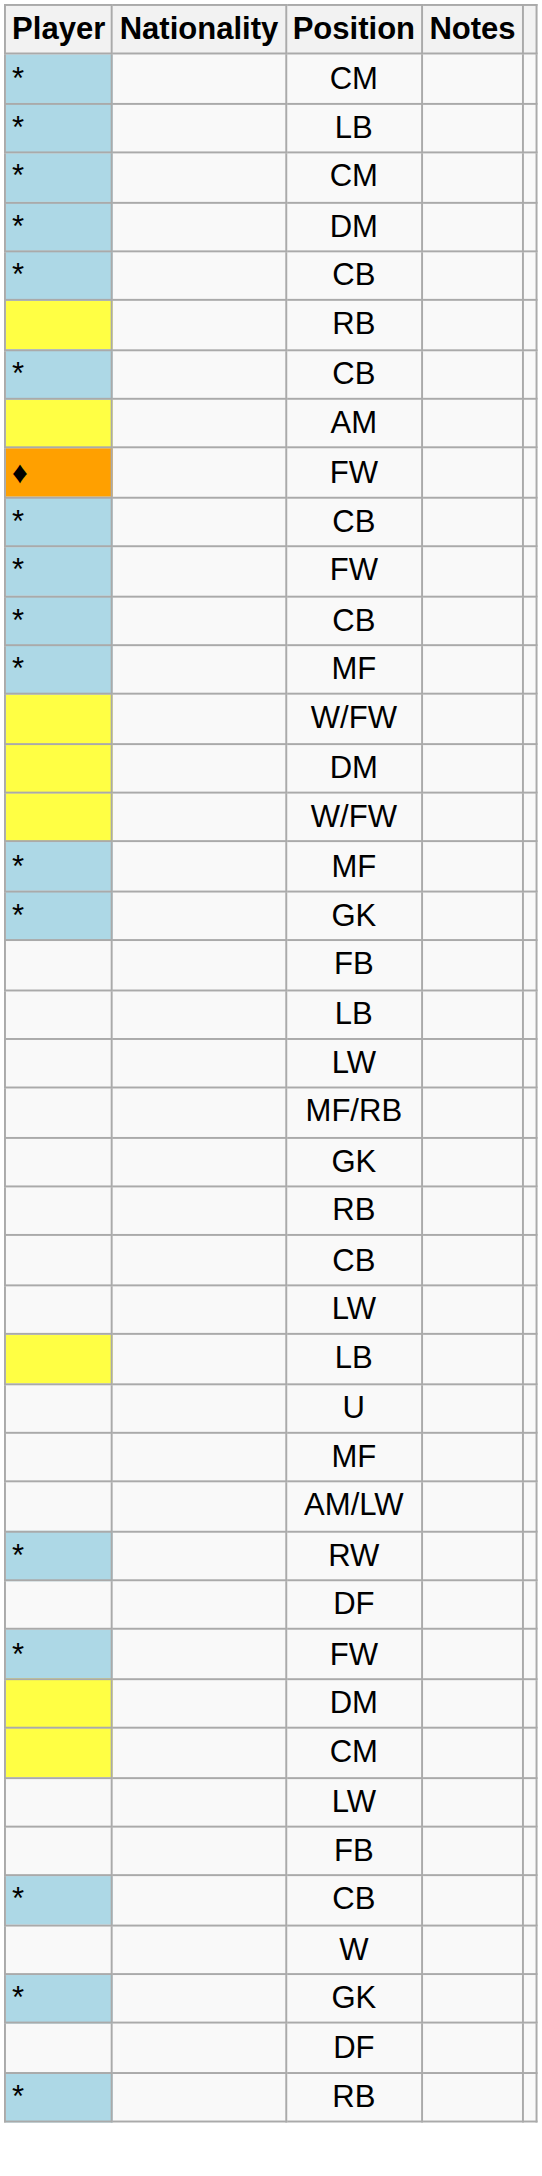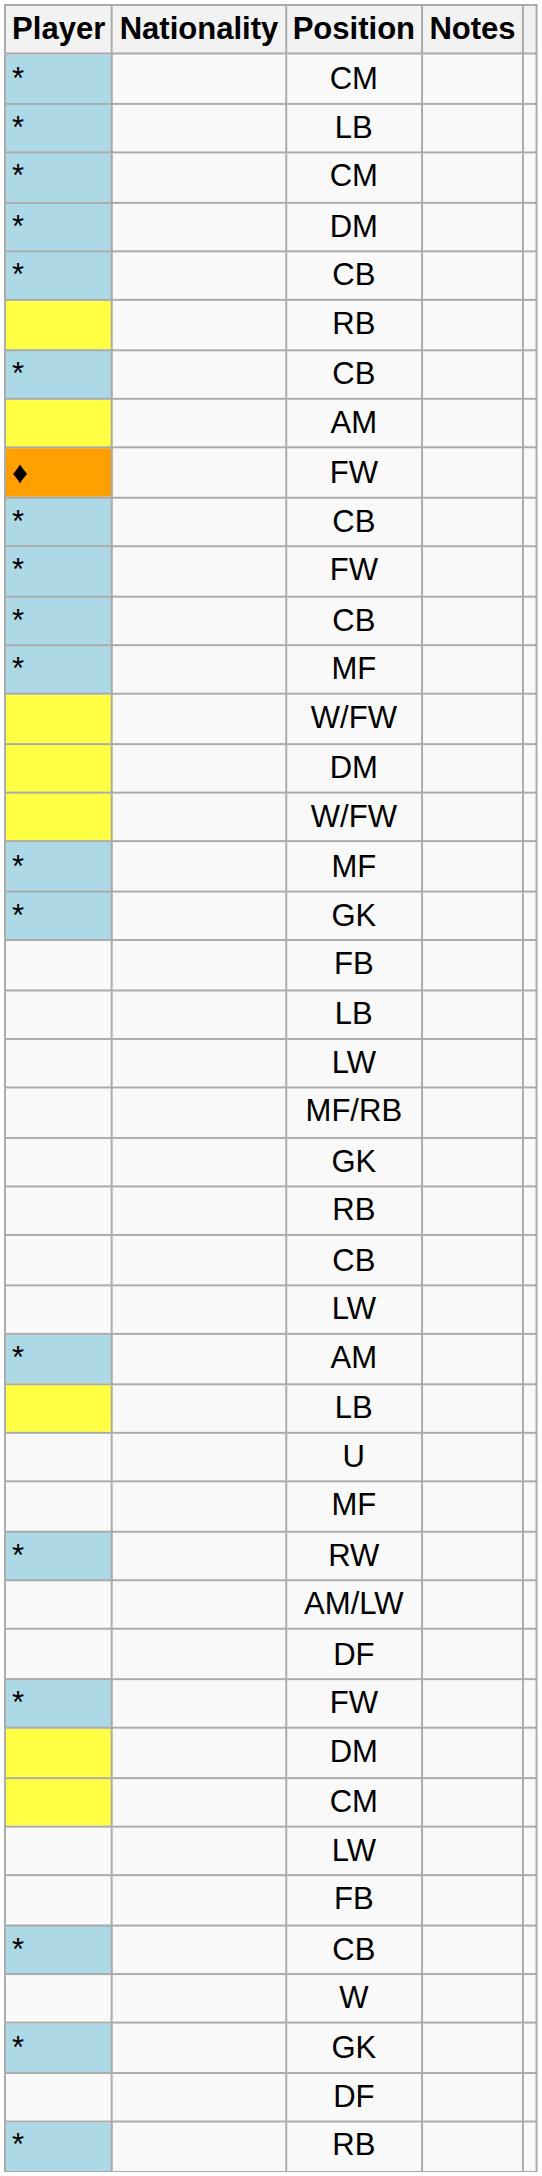+ row: (18, 1358)
rows swapped: (59, 1506) <-> (18, 1555)
